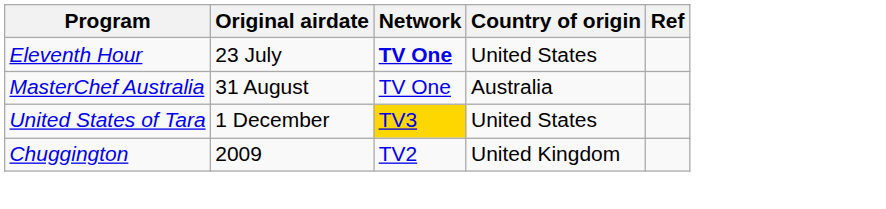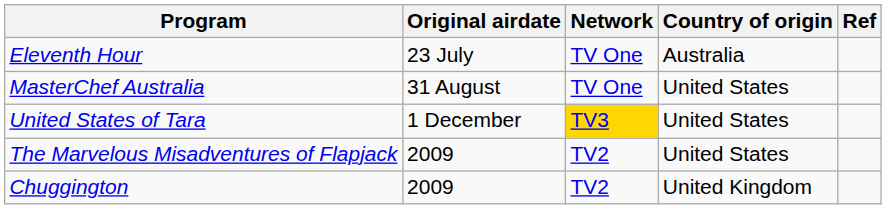(415, 54) bold -> (607, 54) normal
(534, 54) United States -> (704, 54) Australia
(512, 87) Australia -> (726, 87) United States
+ row: (203, 154)
